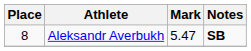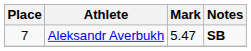(25, 35) 8 -> (25, 35) 7
